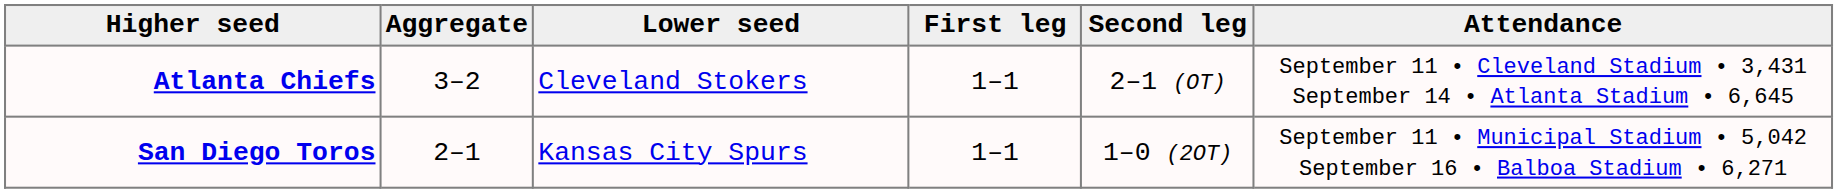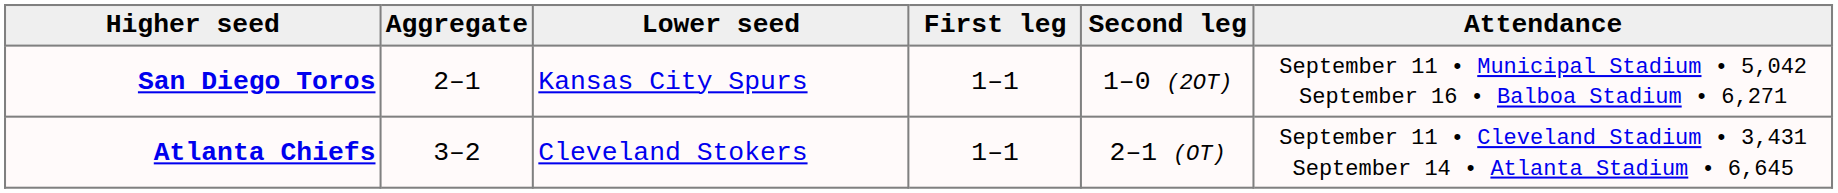rows swapped: (265, 81) <-> (257, 152)
